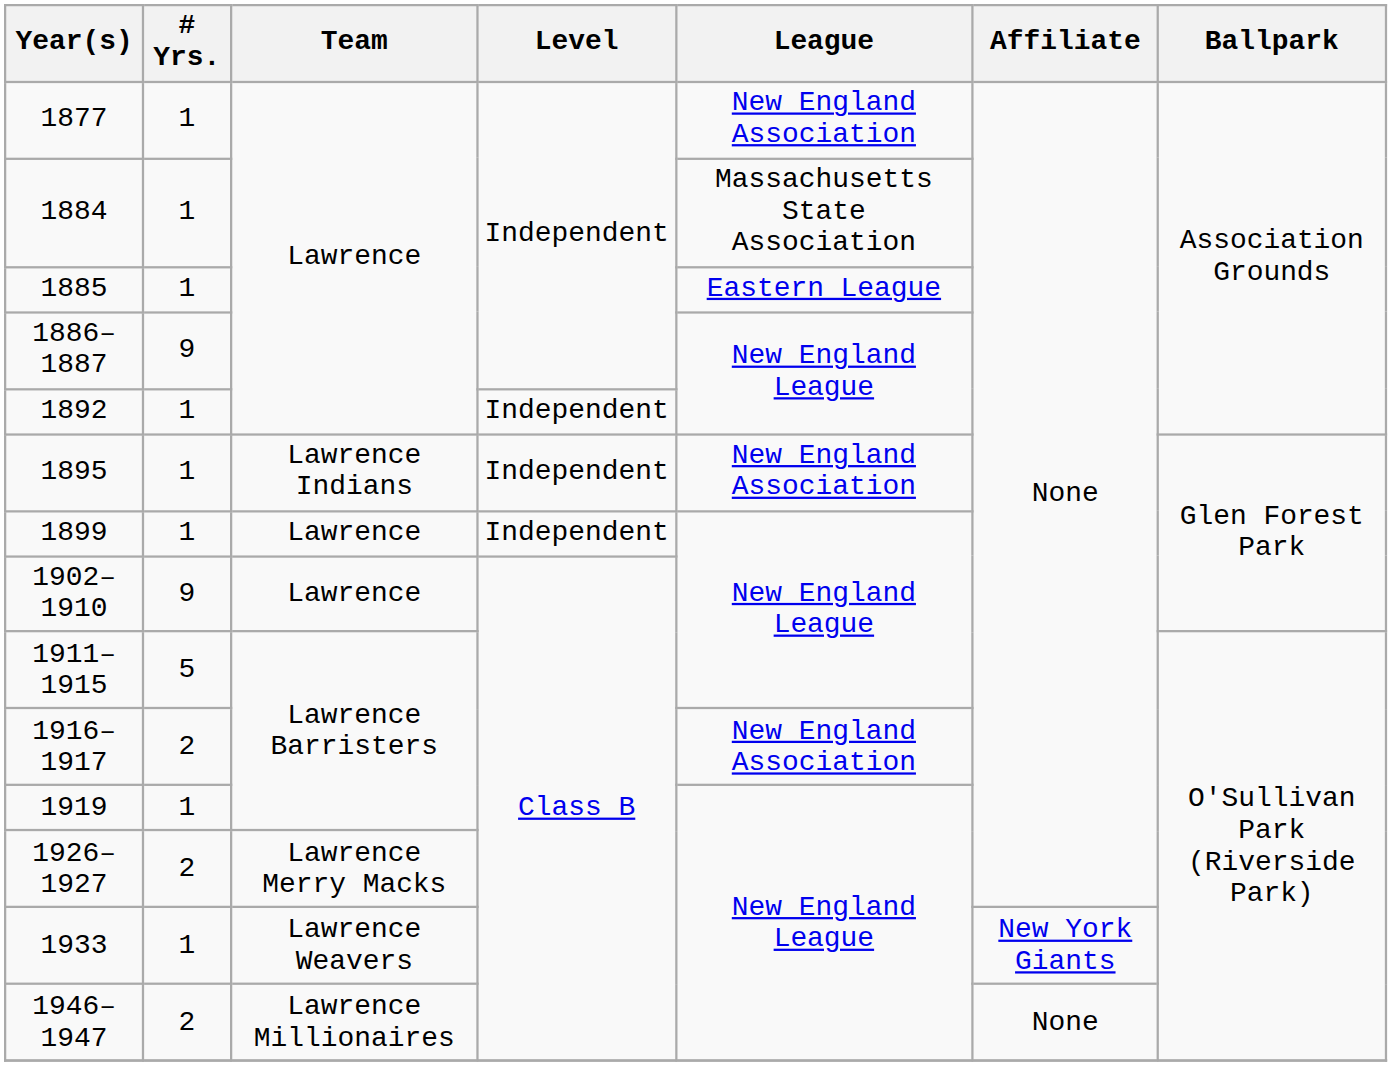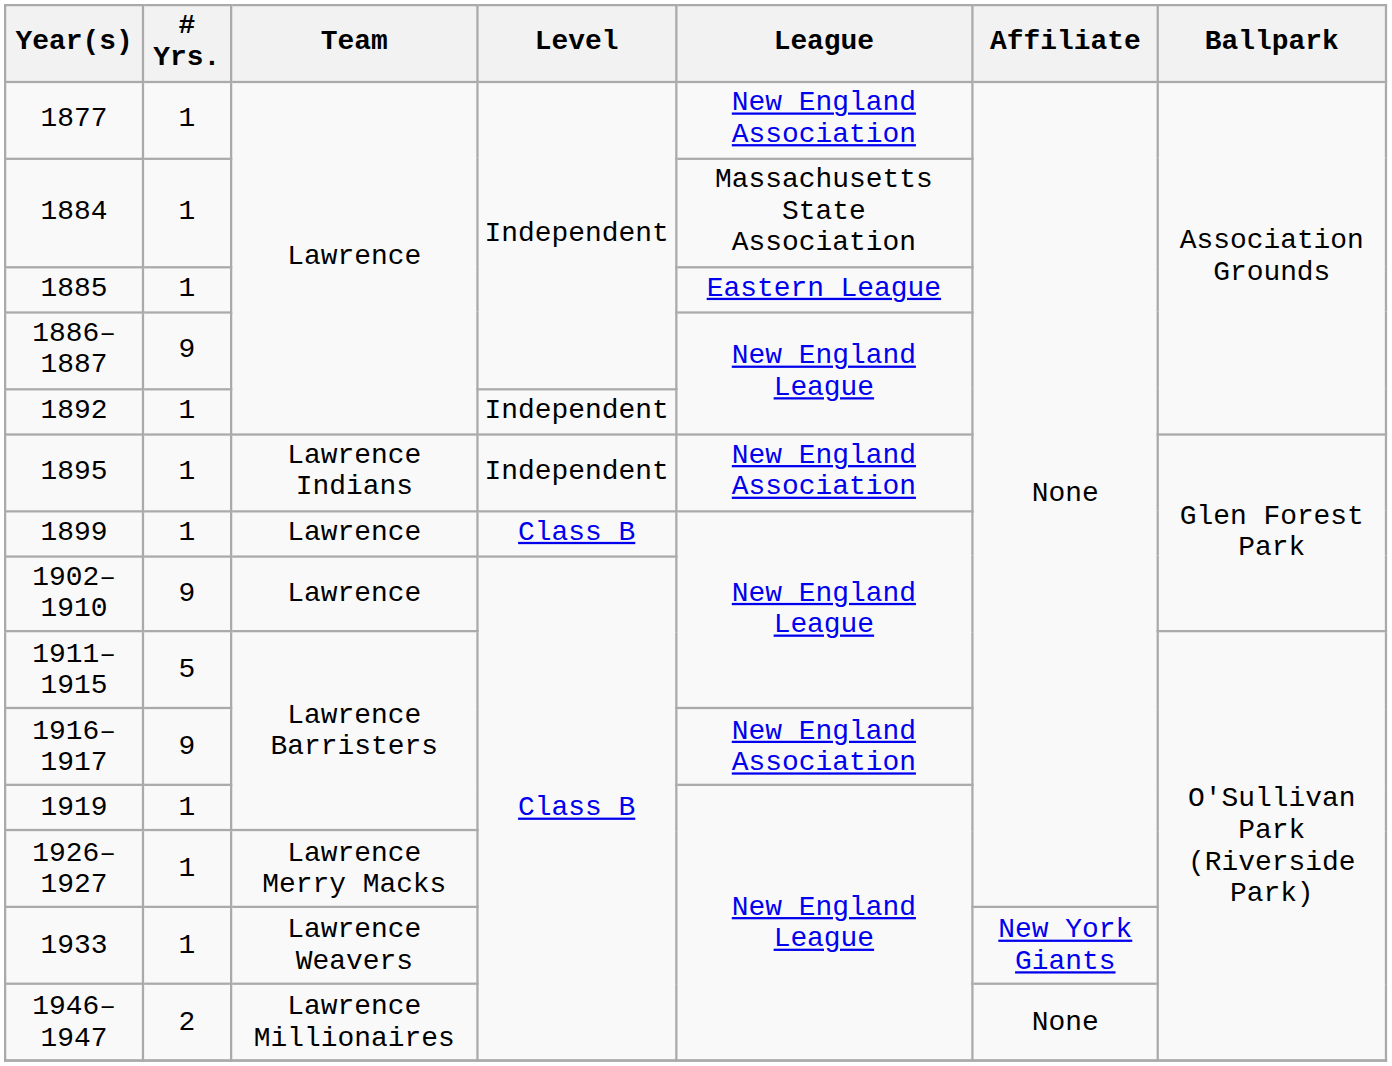(577, 533) Independent -> (577, 533) Class B
(187, 748) 2 -> (187, 748) 9
(187, 869) 2 -> (187, 869) 1
